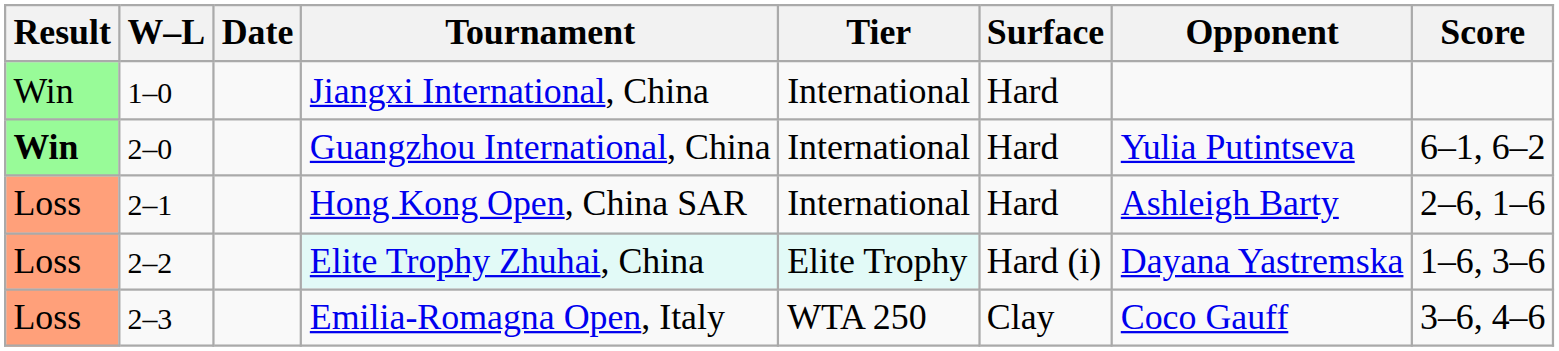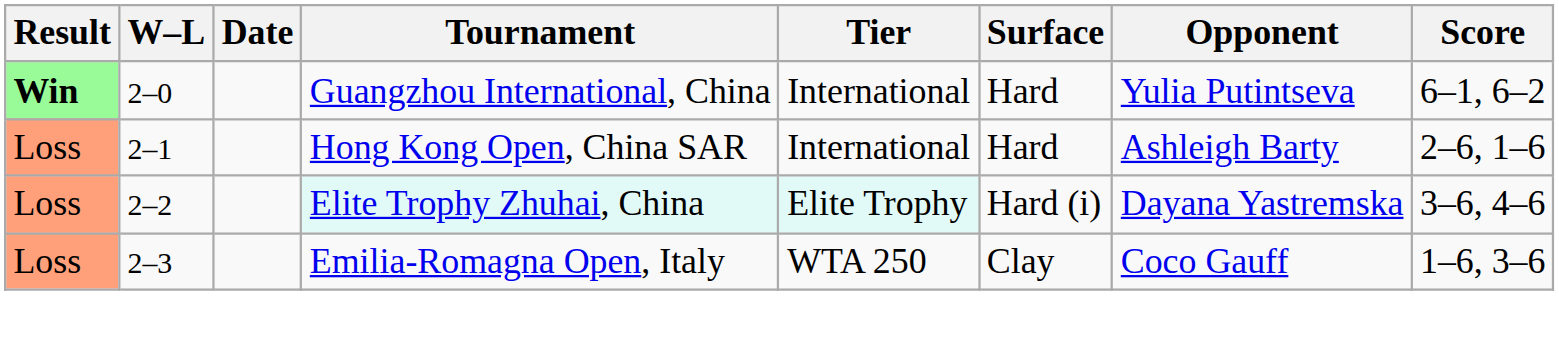- row: (509, 89)
(1483, 260) 1–6, 3–6 -> (1483, 203) 3–6, 4–6
(1483, 317) 3–6, 4–6 -> (1483, 260) 1–6, 3–6
